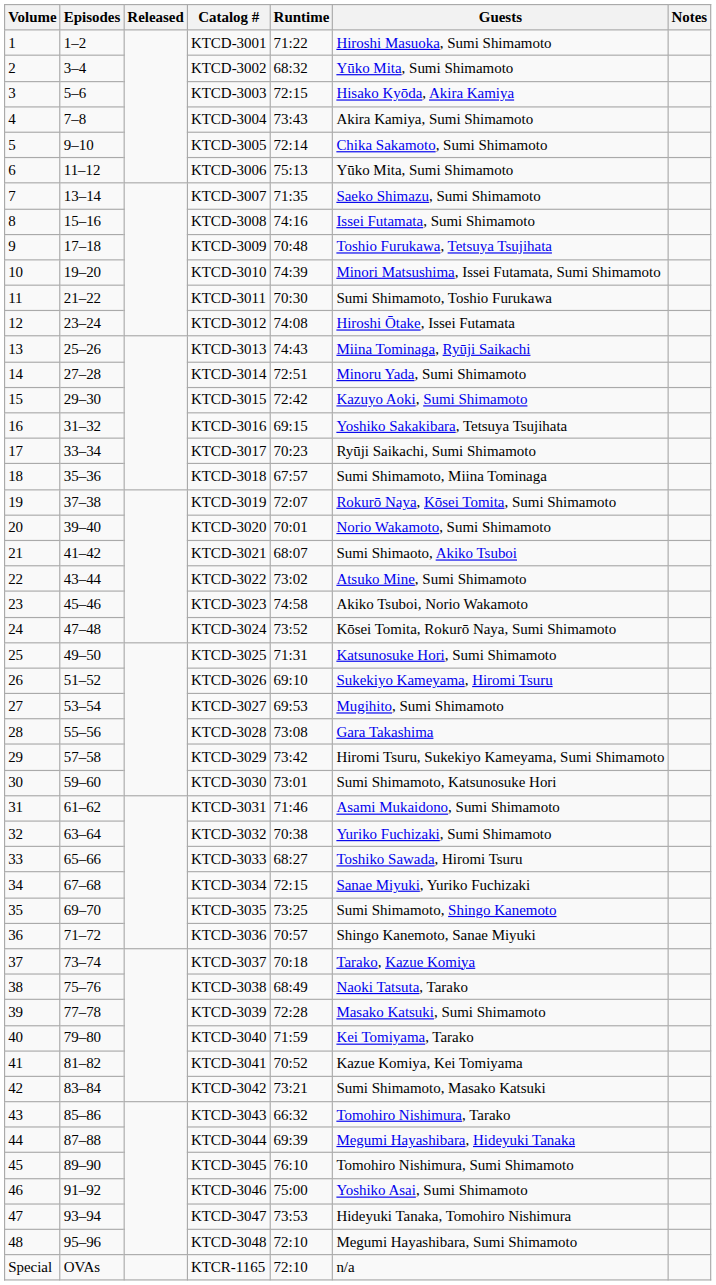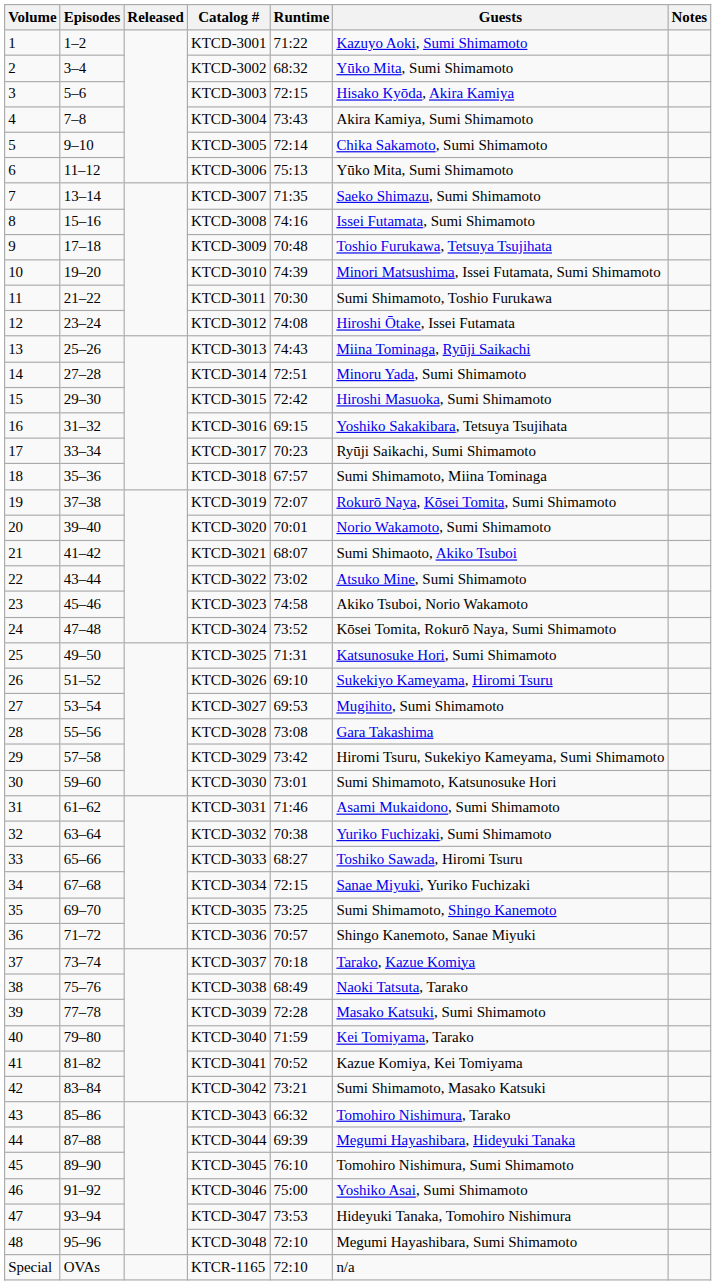(444, 42) Hiroshi Masuoka, Sumi Shimamoto -> (432, 42) Kazuyo Aoki, Sumi Shimamoto
(432, 399) Kazuyo Aoki, Sumi Shimamoto -> (444, 399) Hiroshi Masuoka, Sumi Shimamoto
